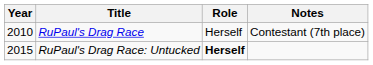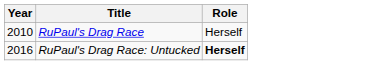- column: (308, 13)
(20, 50) 2015 -> (20, 50) 2016
